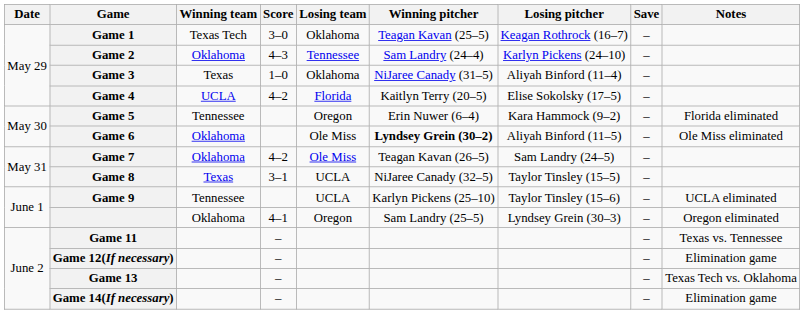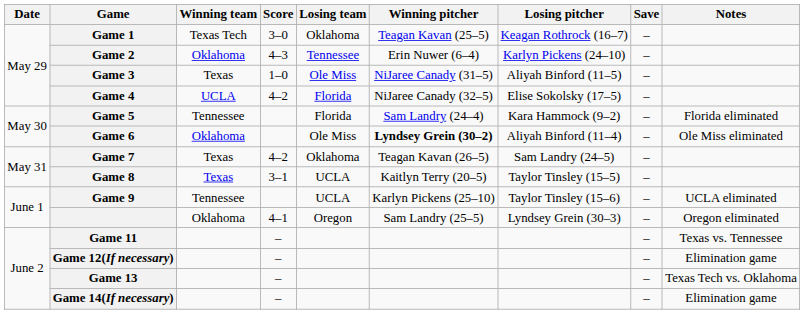(434, 55) Sam Landry (24–4) -> (434, 55) Erin Nuwer (6–4)
(333, 75) Oklahoma -> (333, 75) Ole Miss
(564, 75) Aliyah Binford (11–4) -> (564, 75) Aliyah Binford (11–5)
(434, 95) Kaitlyn Terry (20–5) -> (434, 95) NiJaree Canady (32–5)
(333, 116) Oregon -> (333, 116) Florida
(434, 116) Erin Nuwer (6–4) -> (434, 116) Sam Landry (24–4)
(564, 136) Aliyah Binford (11–5) -> (564, 136) Aliyah Binford (11–4)
(218, 156) Oklahoma -> (218, 156) Texas
(333, 156) Ole Miss -> (333, 156) Oklahoma
(434, 177) NiJaree Canady (32–5) -> (434, 177) Kaitlyn Terry (20–5)
